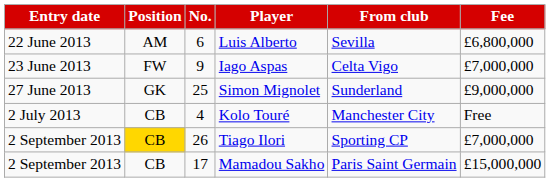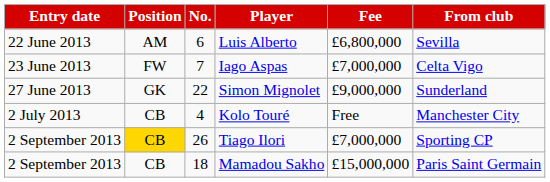columns swapped: (394, 16) <-> (502, 16)
(200, 66) 9 -> (200, 66) 7
(200, 90) 25 -> (200, 90) 22
(200, 164) 17 -> (200, 164) 18
